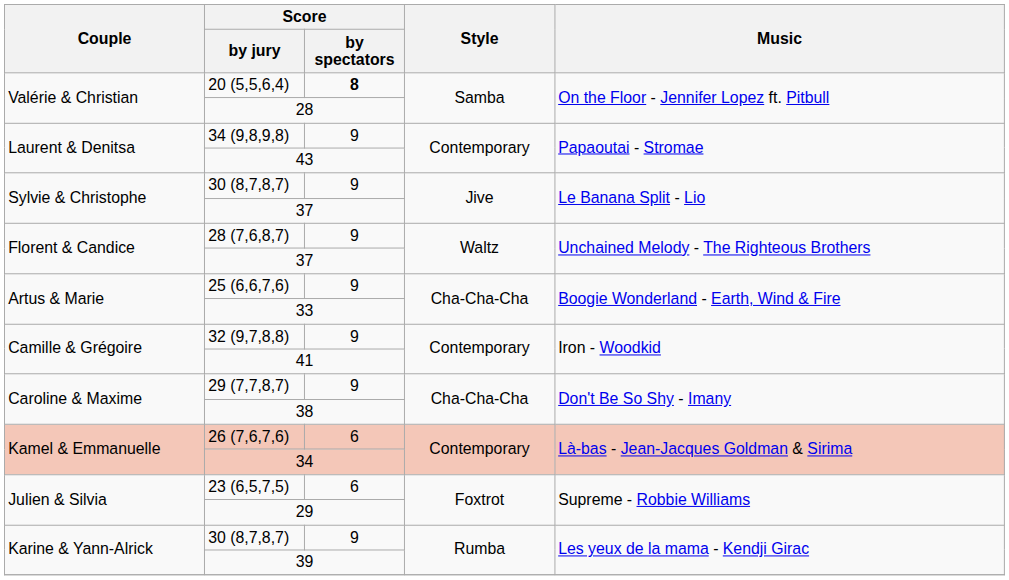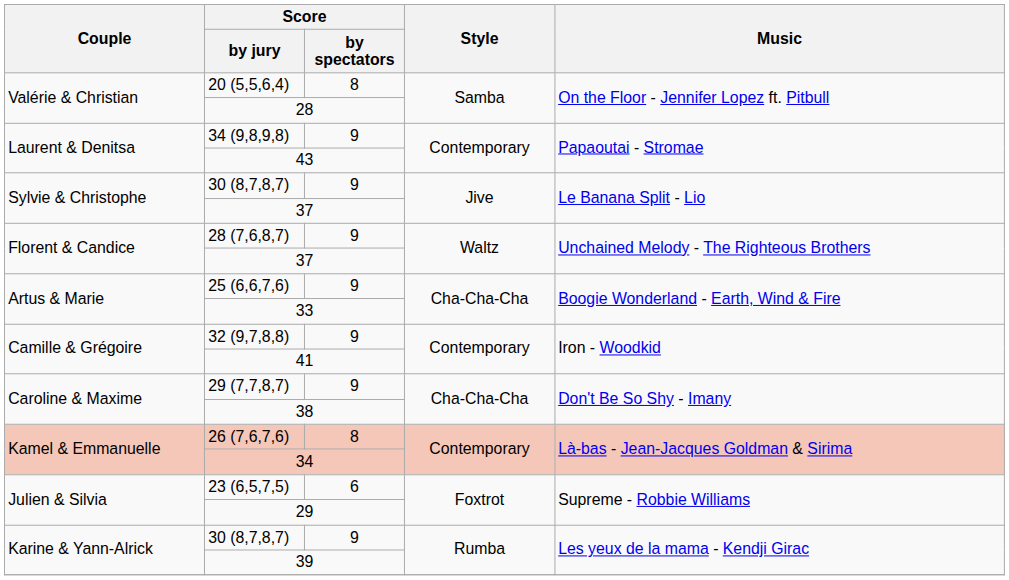(355, 85) bold -> (355, 85) normal
(355, 436) 6 -> (355, 436) 8
